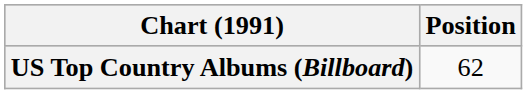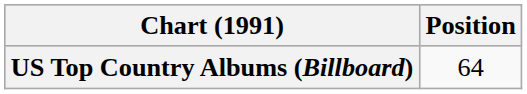(471, 66) 62 -> (471, 66) 64
